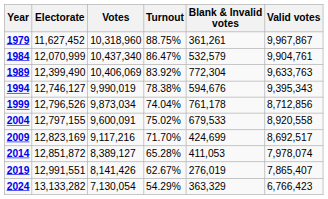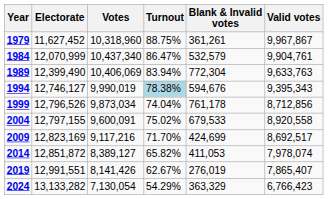(163, 72) 83.92% -> (163, 72) 83.94%
(163, 89) no background -> (163, 89) lightblue background
(163, 154) 65.28% -> (163, 154) 65.82%
